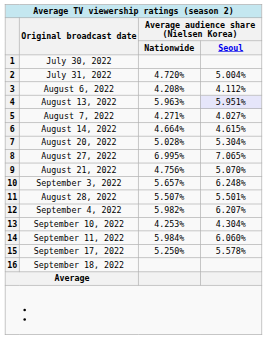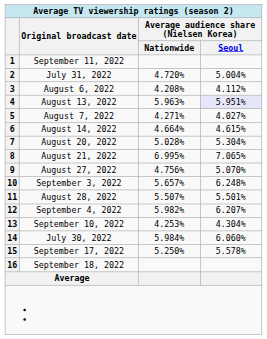(79, 61) July 30, 2022 -> (79, 61) September 11, 2022
(79, 156) August 27, 2022 -> (79, 156) August 21, 2022
(79, 170) August 21, 2022 -> (79, 170) August 27, 2022
(79, 238) September 11, 2022 -> (79, 238) July 30, 2022
